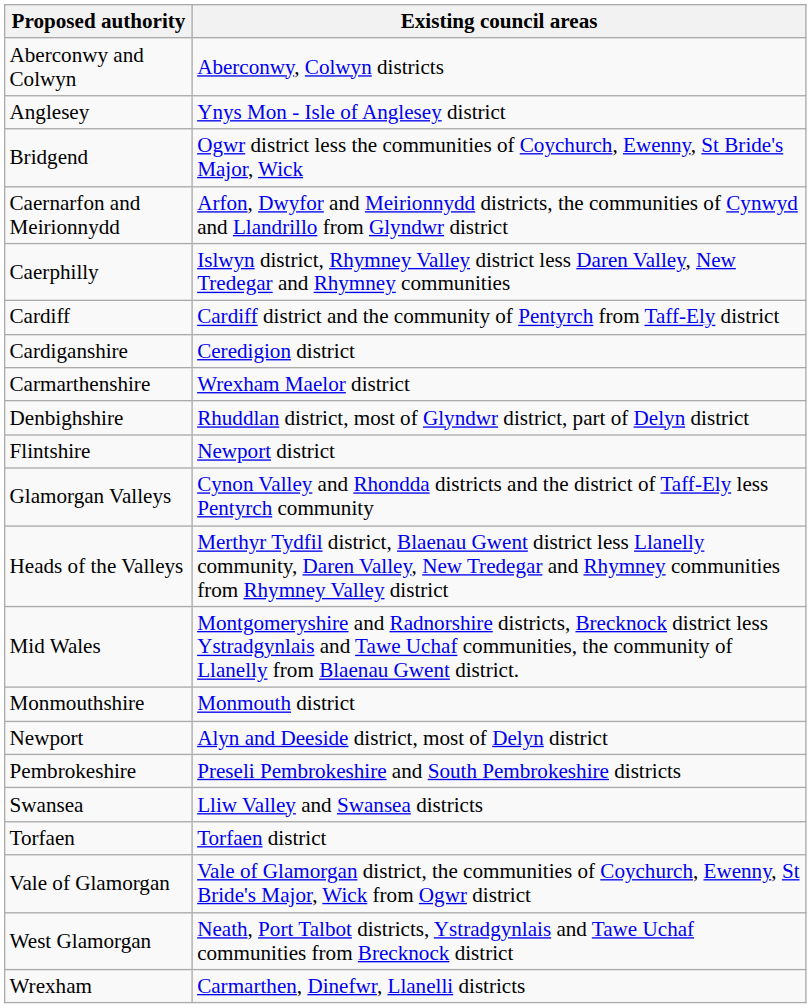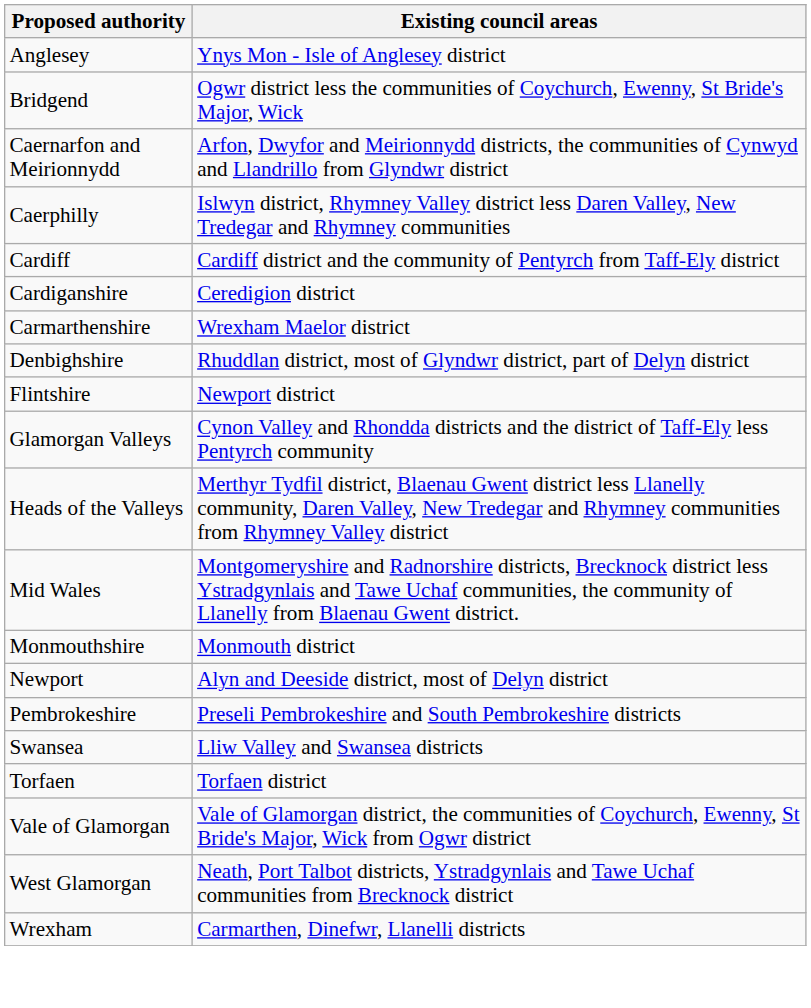- row: (77, 66)
